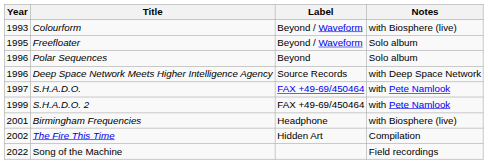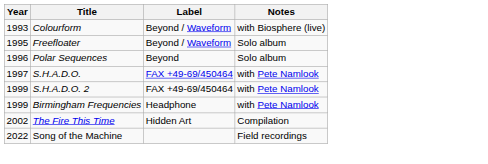- row: (153, 74)
(17, 120) 2001 -> (17, 105) 1999
(413, 120) with Biosphere (live) -> (278, 105) with Pete Namlook
